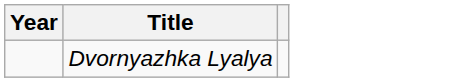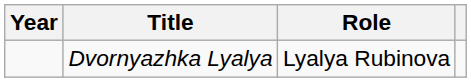+ column: (367, 22)
